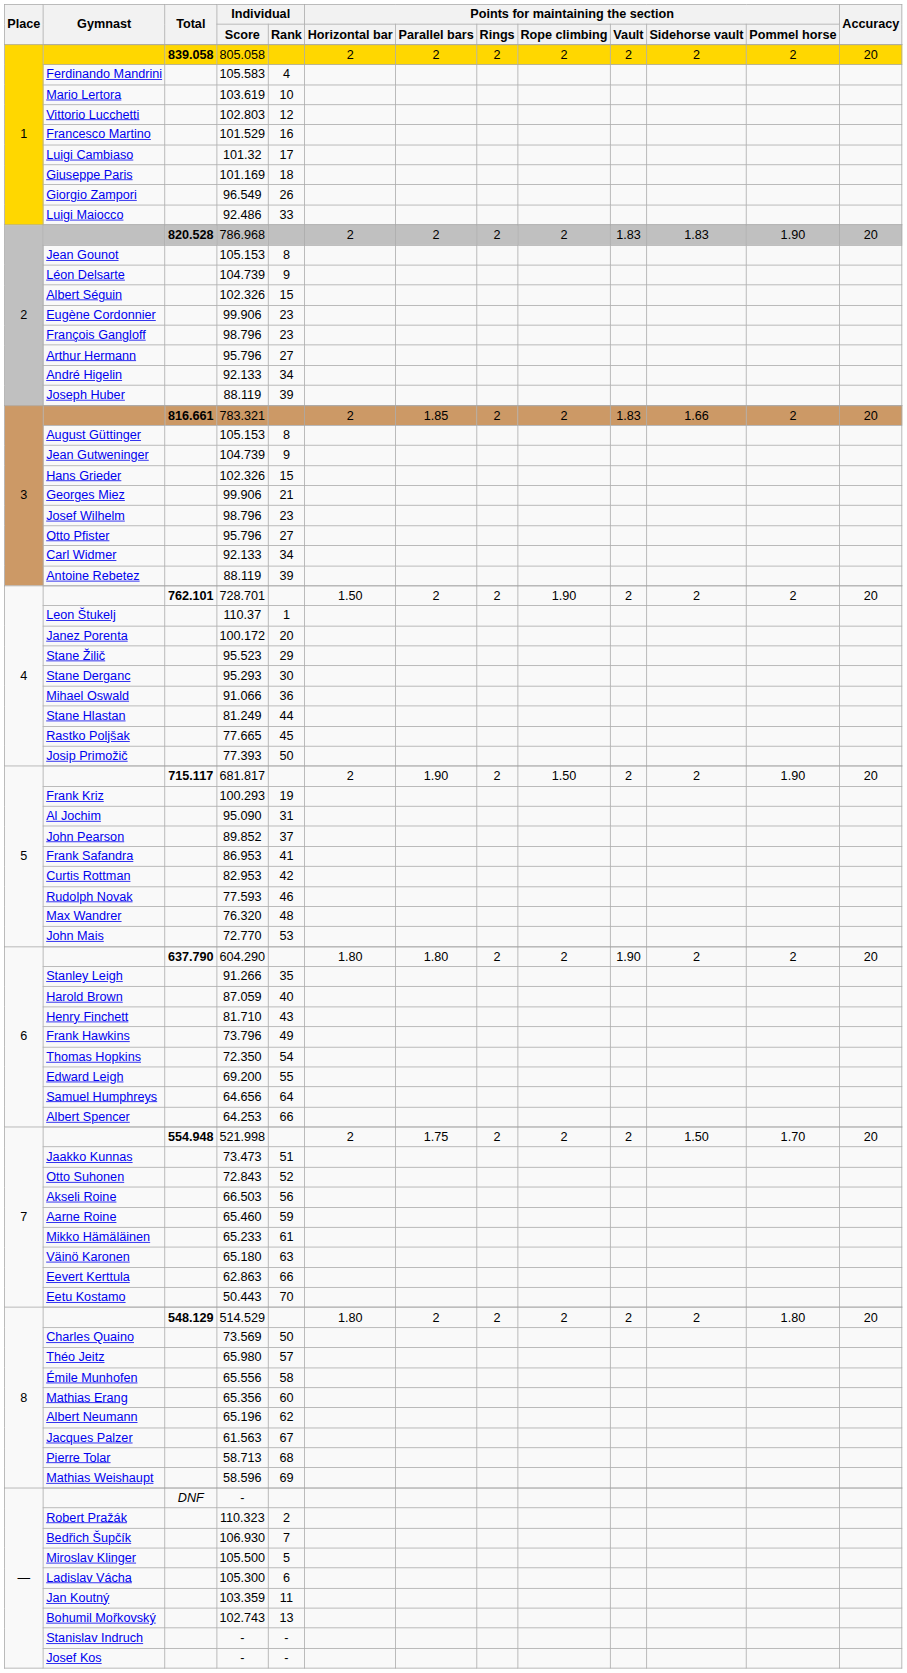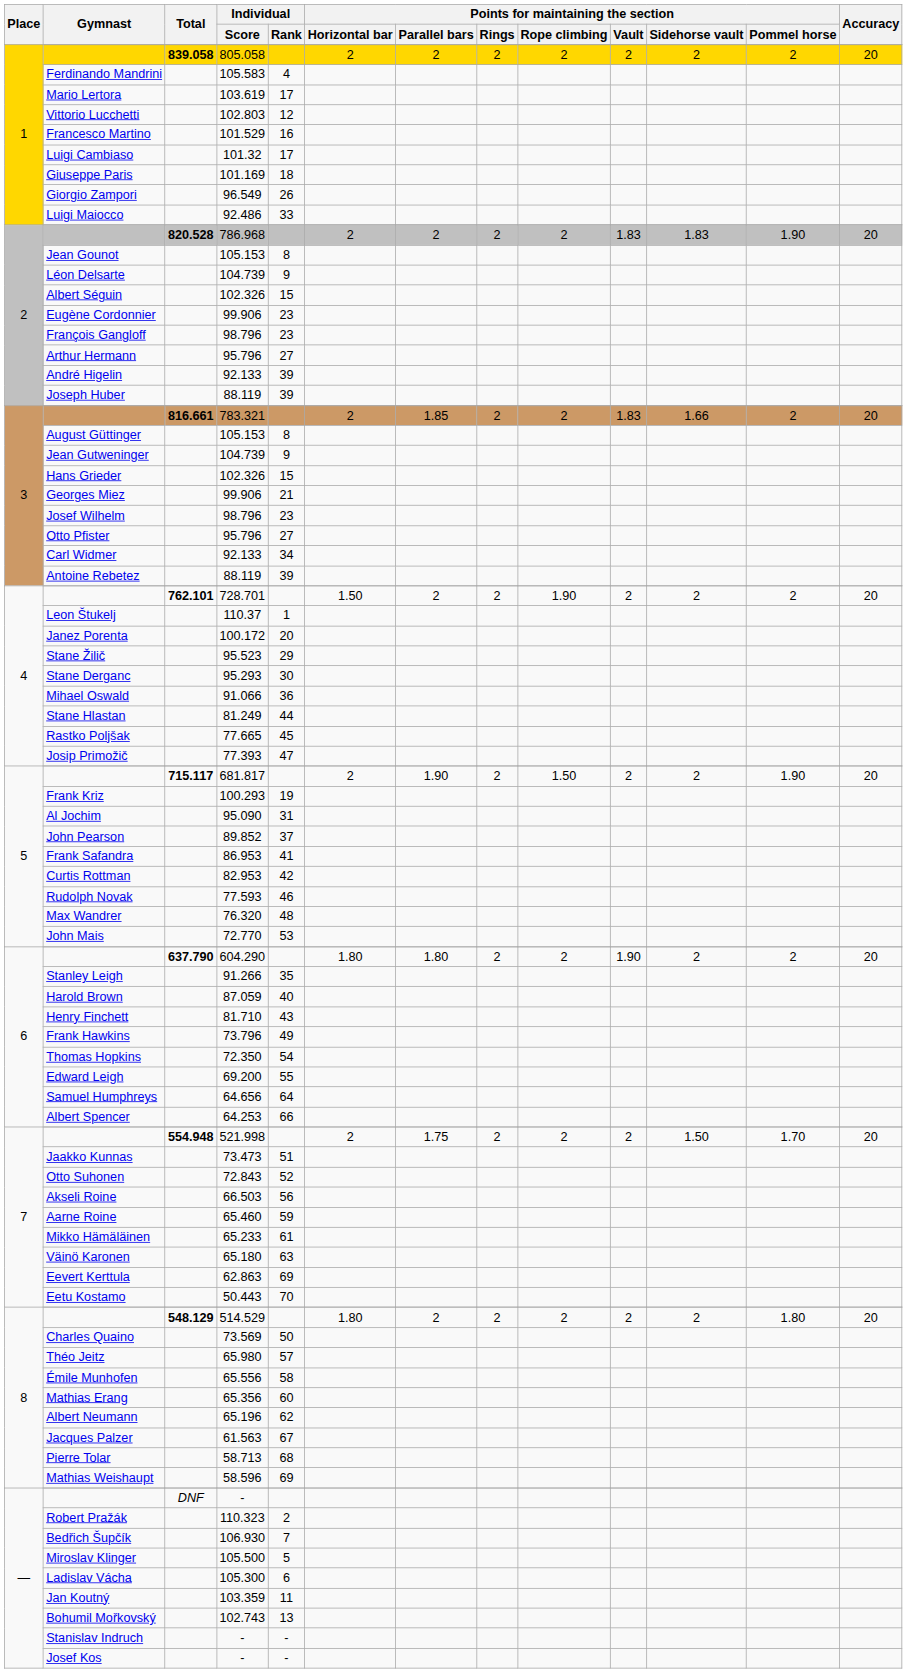(286, 94) 10 -> (286, 94) 17
(286, 375) 34 -> (286, 375) 39
(286, 756) 50 -> (286, 756) 47
(286, 1277) 66 -> (286, 1277) 69
